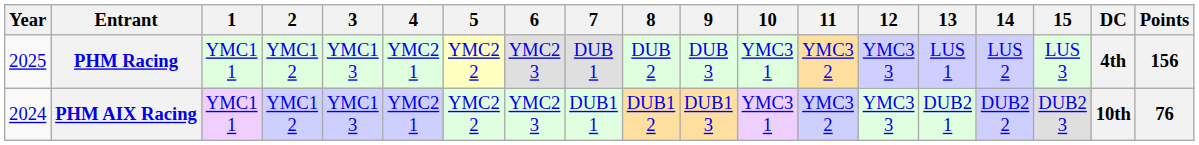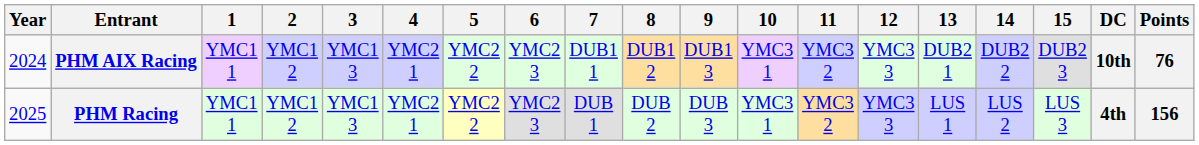rows swapped: (126, 113) <-> (126, 61)
